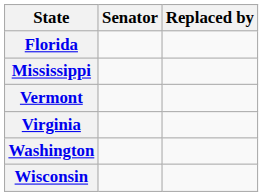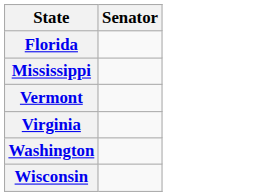- column: (210, 17)
